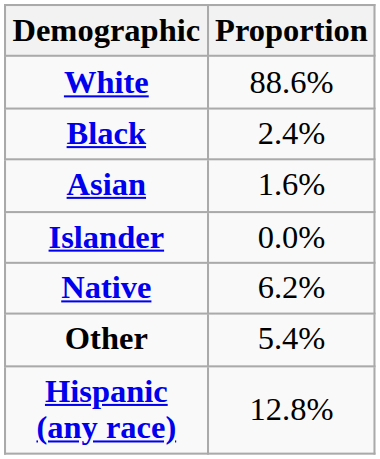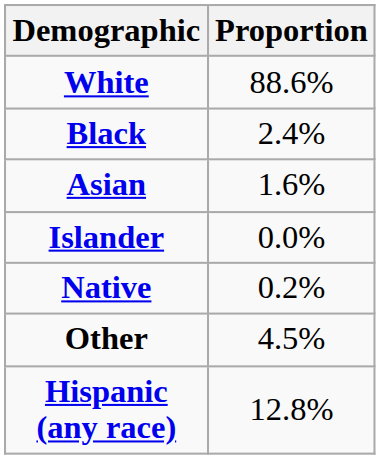(292, 287) 6.2% -> (292, 287) 0.2%
(292, 339) 5.4% -> (292, 339) 4.5%
